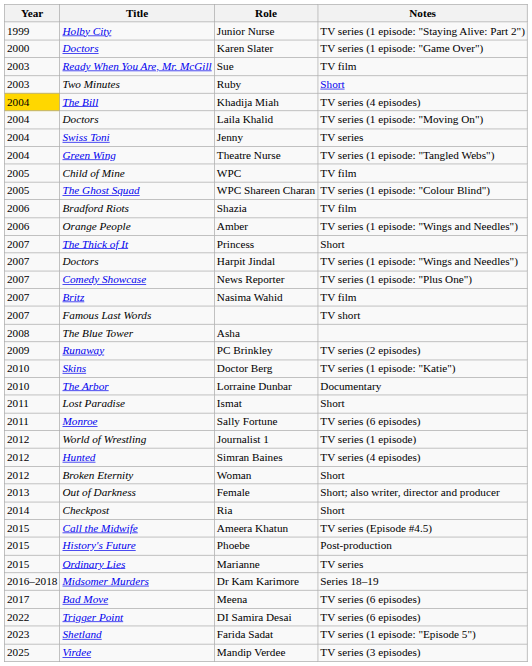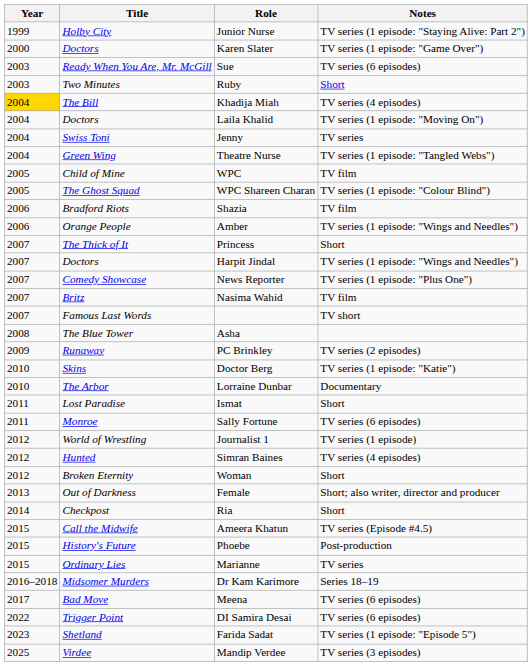(338, 66) TV film -> (370, 66) TV series (6 episodes)
